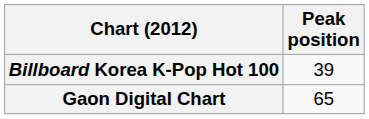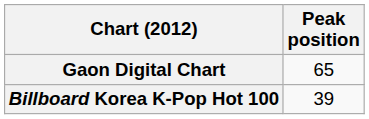rows swapped: (144, 69) <-> (144, 98)
